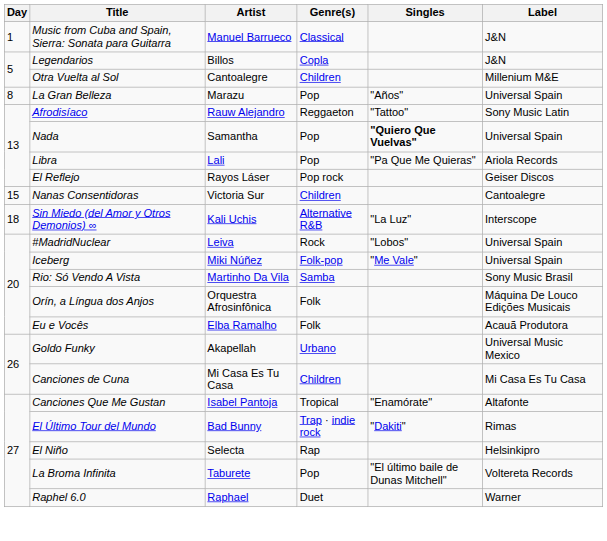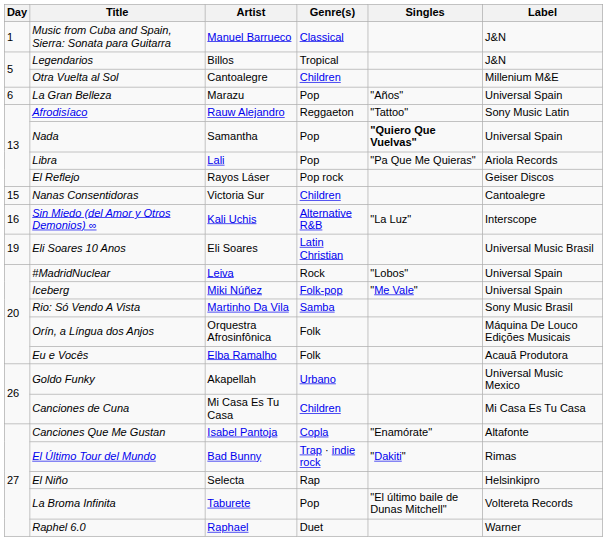(314, 60) Copla -> (319, 60) Tropical
(10, 95) 8 -> (10, 95) 6
(13, 219) 18 -> (13, 219) 16
+ row: (79, 249)
(319, 402) Tropical -> (314, 432) Copla
